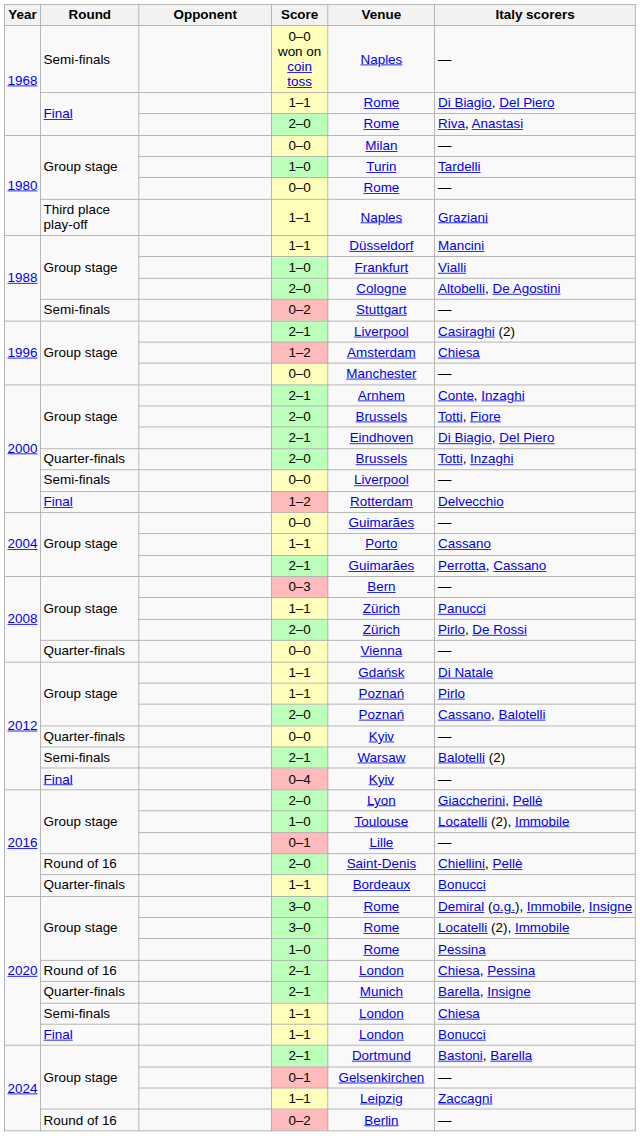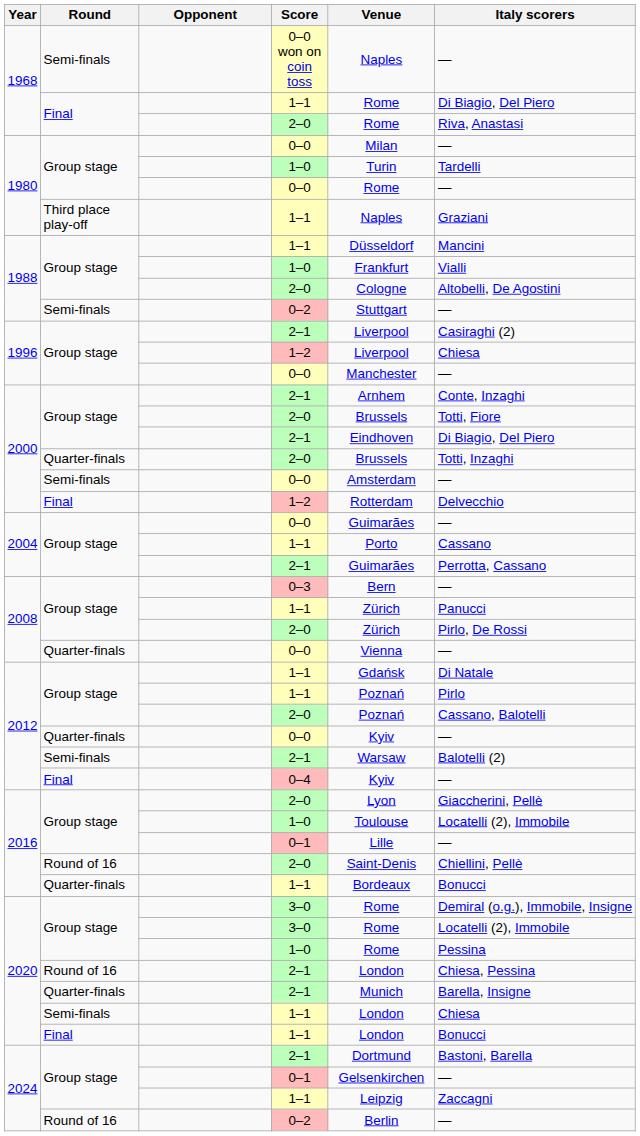(381, 352) Amsterdam -> (381, 352) Liverpool
(381, 480) Liverpool -> (381, 480) Amsterdam
